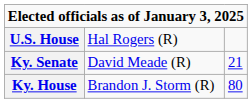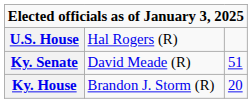(235, 62) 21 -> (235, 62) 51
(235, 86) 80 -> (235, 86) 20
